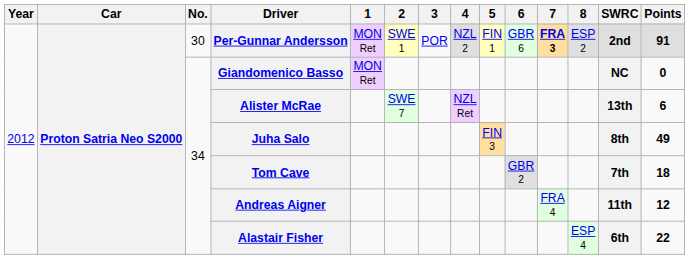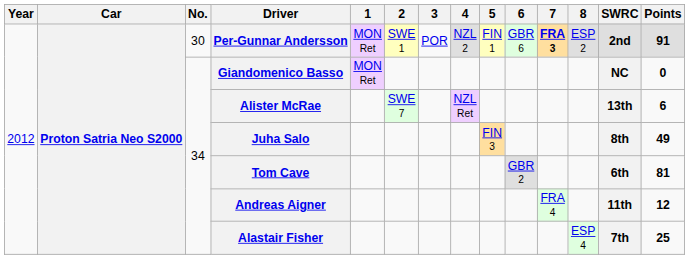(620, 172) 7th -> (620, 172) 6th
(663, 172) 18 -> (663, 172) 81
(620, 238) 6th -> (620, 238) 7th
(663, 238) 22 -> (663, 238) 25
